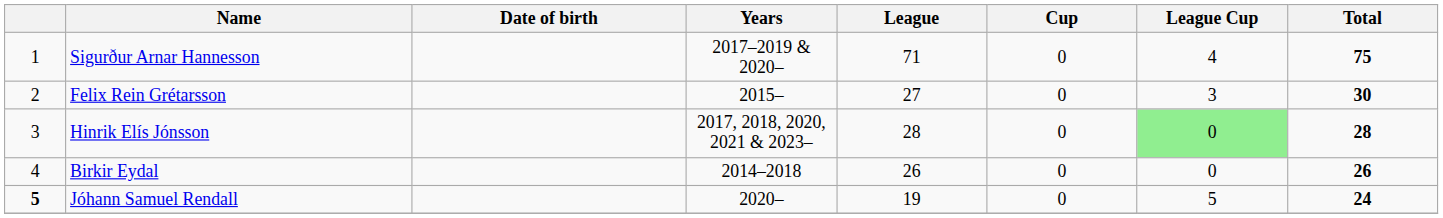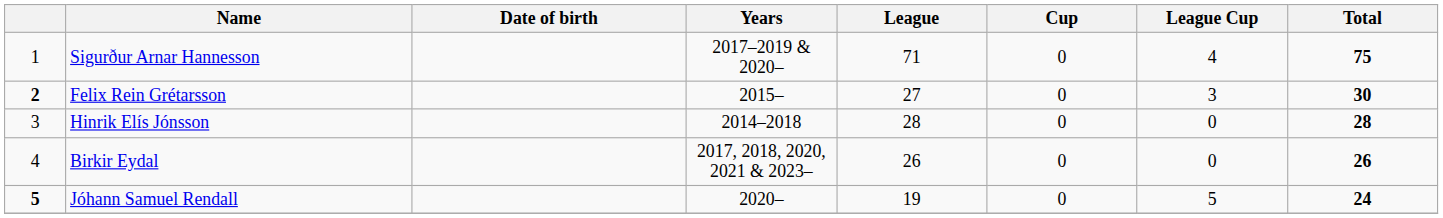(35, 94) normal -> (35, 94) bold
(761, 133) 2017, 2018, 2020, 2021 & 2023– -> (761, 123) 2014–2018
(1212, 133) lightgreen background -> (1212, 123) no background
(761, 171) 2014–2018 -> (761, 161) 2017, 2018, 2020, 2021 & 2023–
